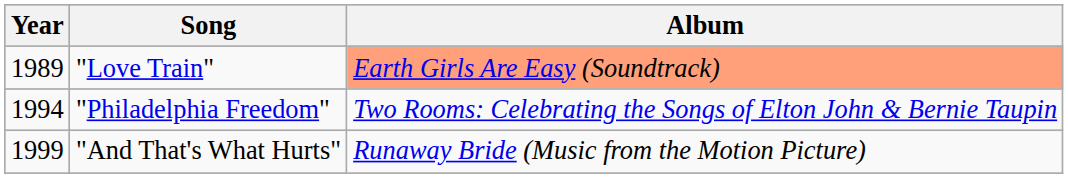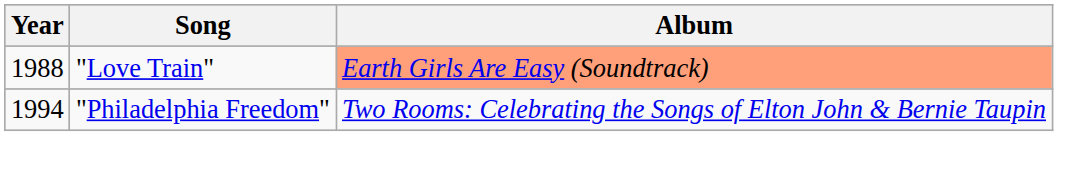(37, 67) 1989 -> (37, 67) 1988
- row: (208, 151)
